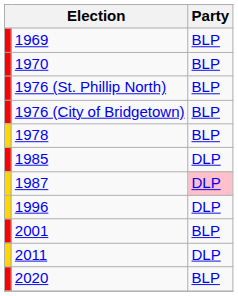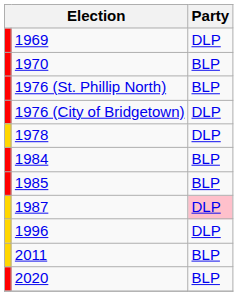(206, 40) BLP -> (206, 40) DLP
(206, 111) BLP -> (206, 111) DLP
(206, 135) BLP -> (206, 135) DLP
+ row: (32, 159)
(206, 159) DLP -> (206, 183) BLP
- row: (32, 231)
(206, 254) DLP -> (206, 254) BLP
